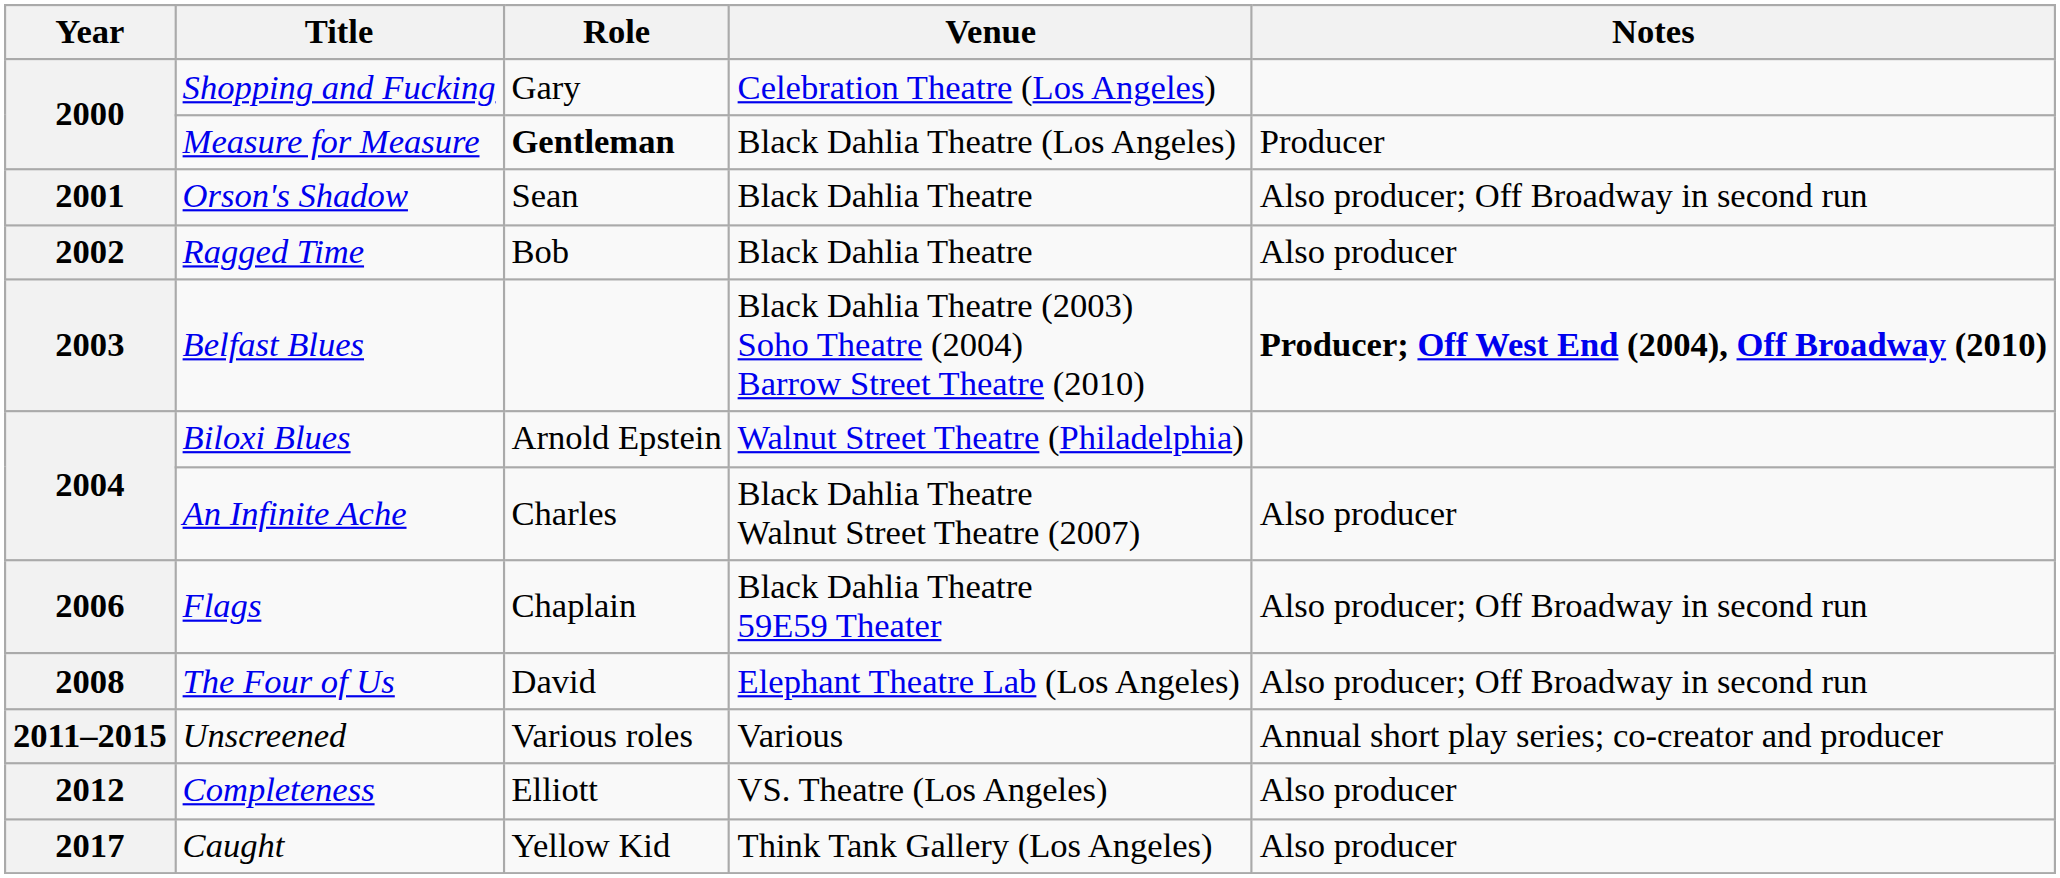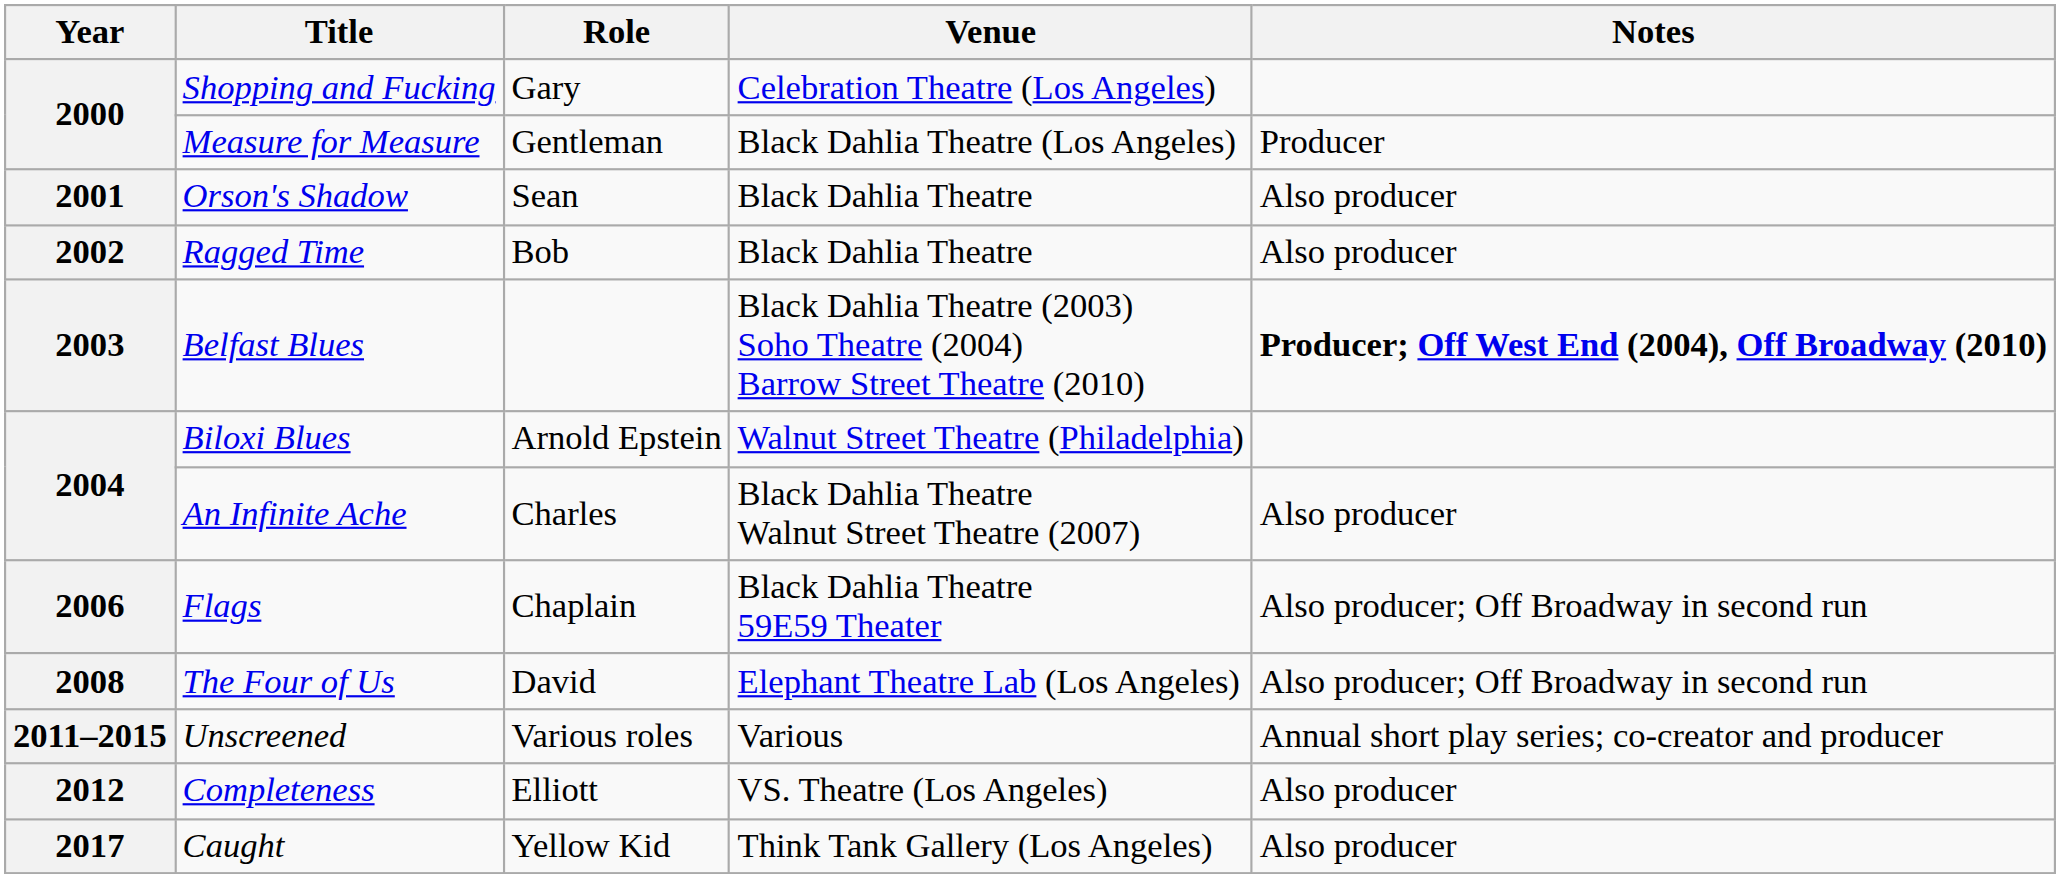(593, 141) bold -> (587, 141) normal
(1564, 196) Also producer; Off Broadway in second run -> (1358, 196) Also producer
